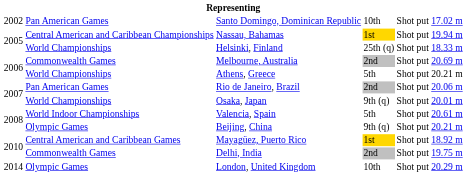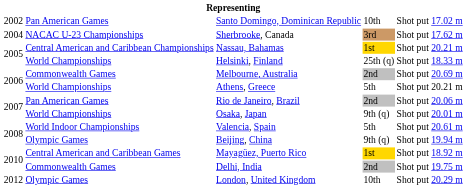+ row: (255, 34)
(447, 34) 19.94 m -> (447, 48) 20.21 m
(447, 127) 20.21 m -> (447, 140) 19.94 m
(13, 166) 2014 -> (13, 180) 2012
